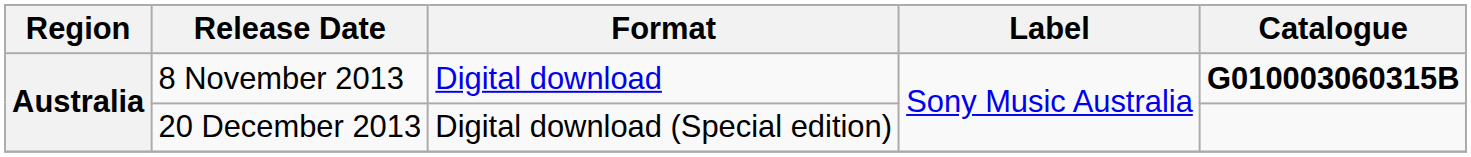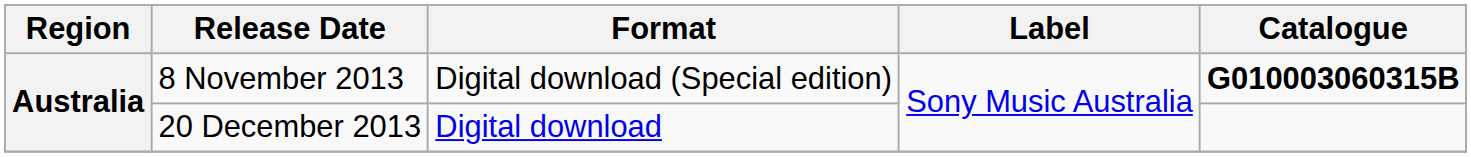(549, 77) Digital download -> (664, 77) Digital download (Special edition)
(664, 126) Digital download (Special edition) -> (549, 126) Digital download
